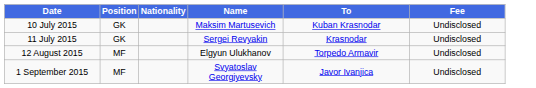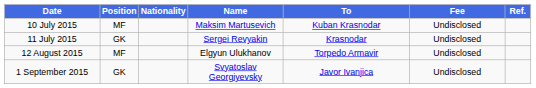+ column: (518, 12)
(119, 26) GK -> (119, 26) MF
(119, 72) MF -> (119, 72) GK
